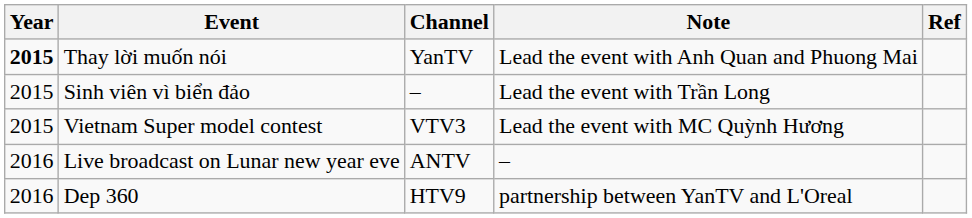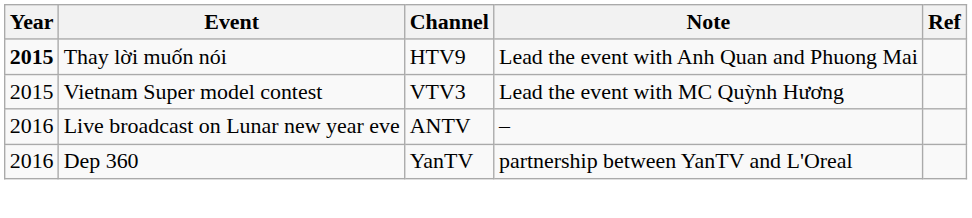(442, 56) YanTV -> (438, 56) HTV9
- row: (157, 91)
(438, 195) HTV9 -> (442, 160) YanTV
